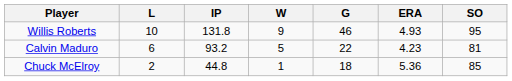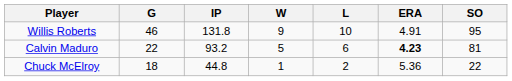columns swapped: (346, 13) <-> (152, 13)
(410, 31) 4.93 -> (410, 31) 4.91
(410, 48) normal -> (410, 48) bold
(475, 66) 85 -> (475, 66) 22
